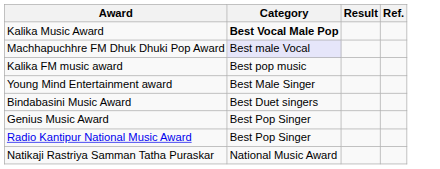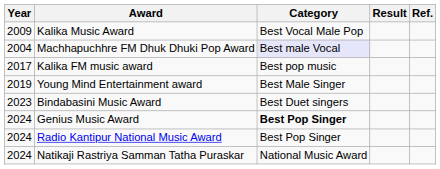+ column: (19, 13)
(284, 31) bold -> (312, 31) normal
(270, 119) normal -> (303, 119) bold
